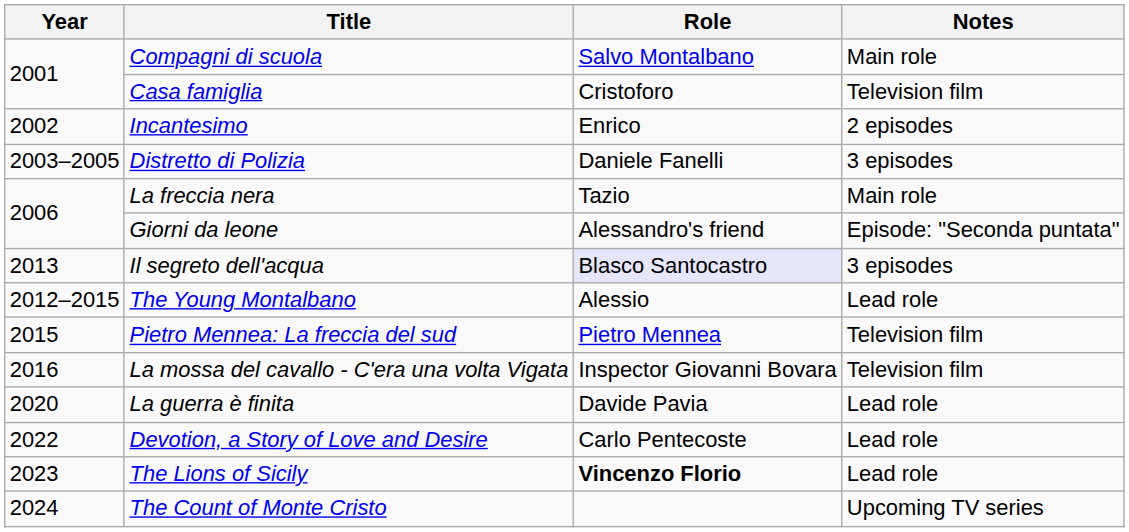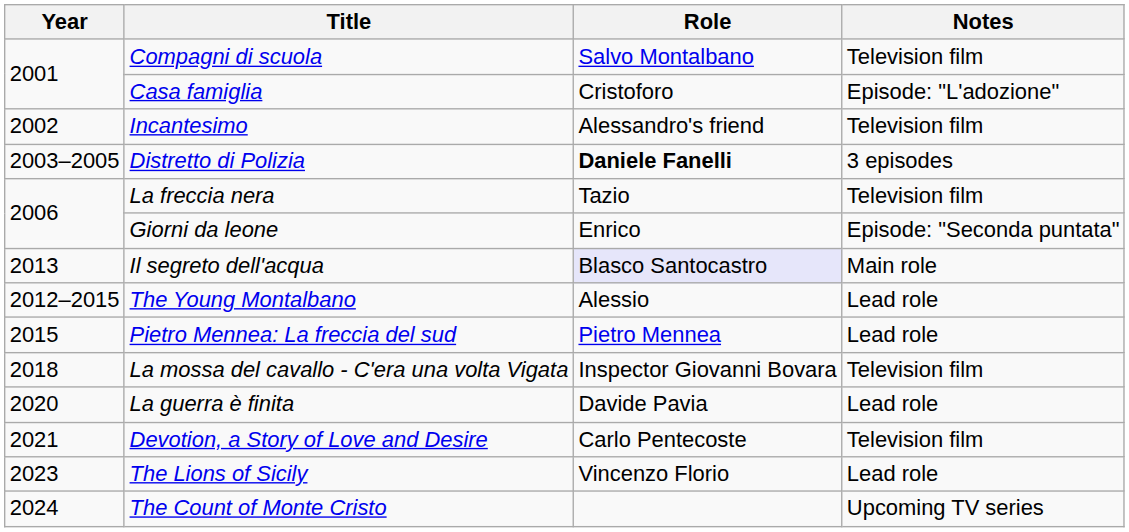(892, 56) Main role -> (915, 56) Television film
(915, 91) Television film -> (953, 91) Episode: "L'adozione"
(610, 126) Enrico -> (671, 126) Alessandro's friend
(900, 126) 2 episodes -> (915, 126) Television film
(651, 160) normal -> (655, 160) bold
(892, 195) Main role -> (915, 195) Television film
(671, 230) Alessandro's friend -> (610, 230) Enrico
(900, 265) 3 episodes -> (892, 265) Main role
(915, 334) Television film -> (893, 334) Lead role
(34, 369) 2016 -> (34, 369) 2018
(34, 439) 2022 -> (34, 439) 2021
(893, 439) Lead role -> (915, 439) Television film
(660, 473) bold -> (654, 473) normal
